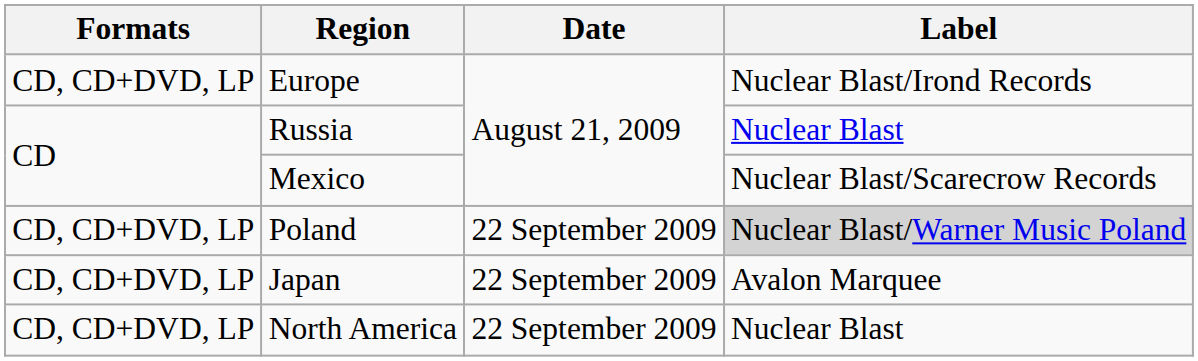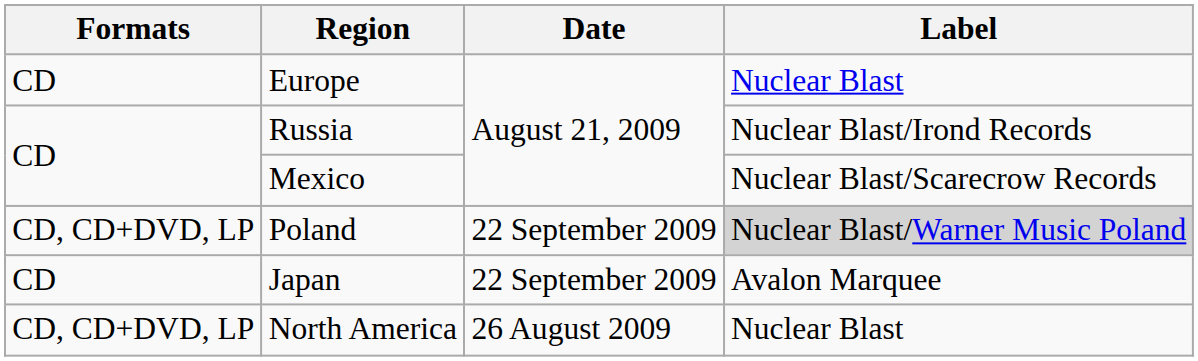(133, 79) CD, CD+DVD, LP -> (34, 79) CD
(911, 79) Nuclear Blast/Irond Records -> (817, 79) Nuclear Blast
(817, 129) Nuclear Blast -> (911, 129) Nuclear Blast/Irond Records
(133, 279) CD, CD+DVD, LP -> (34, 279) CD
(594, 329) 22 September 2009 -> (571, 329) 26 August 2009
